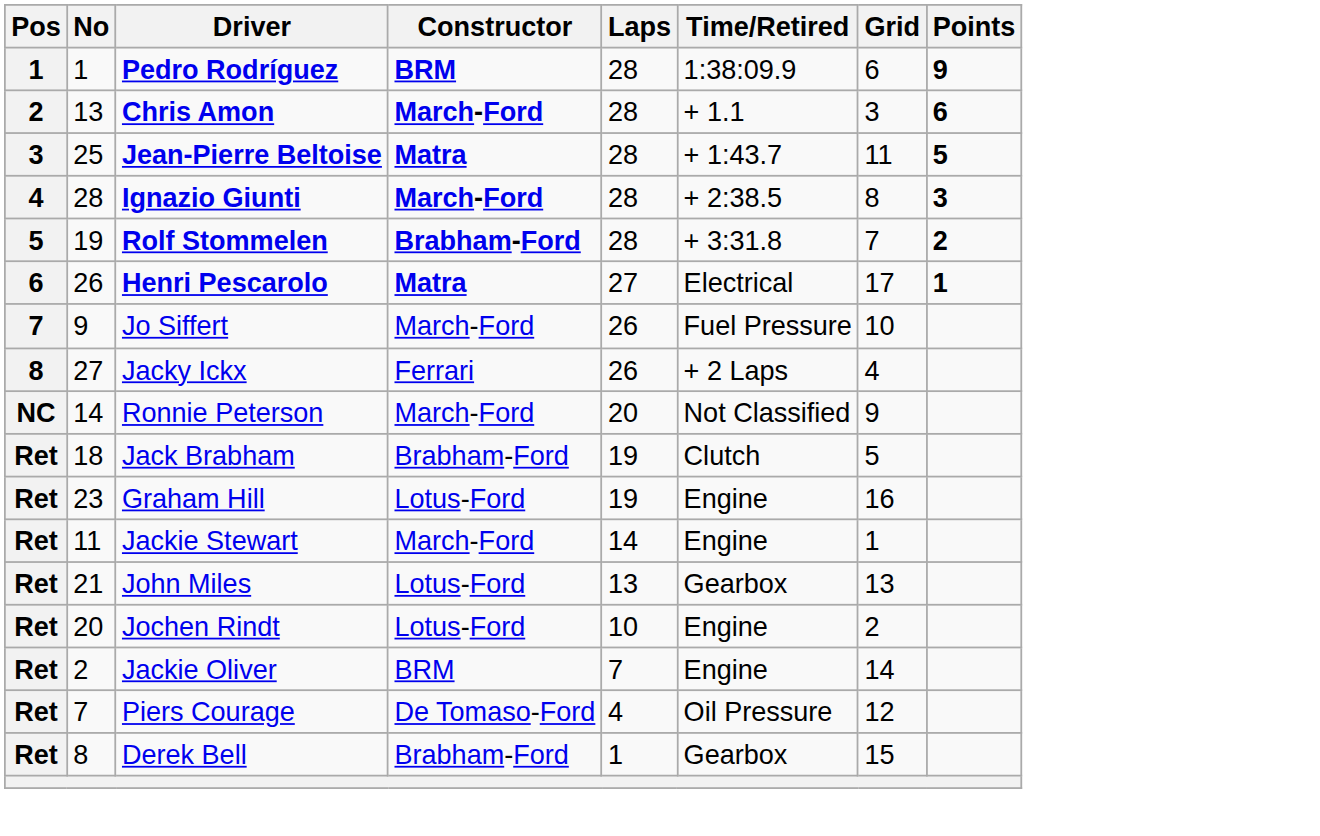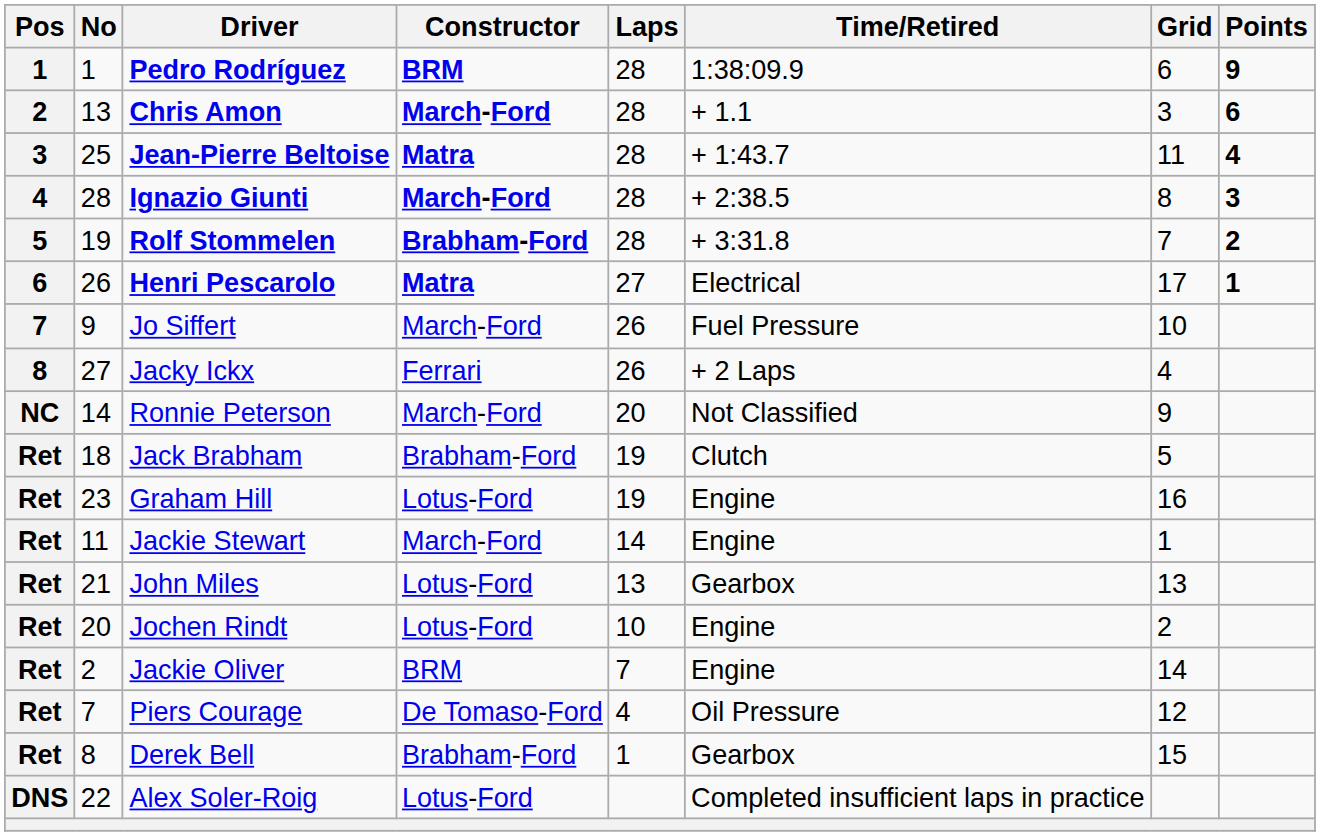(940, 155) 5 -> (1233, 155) 4
+ row: (223, 797)
